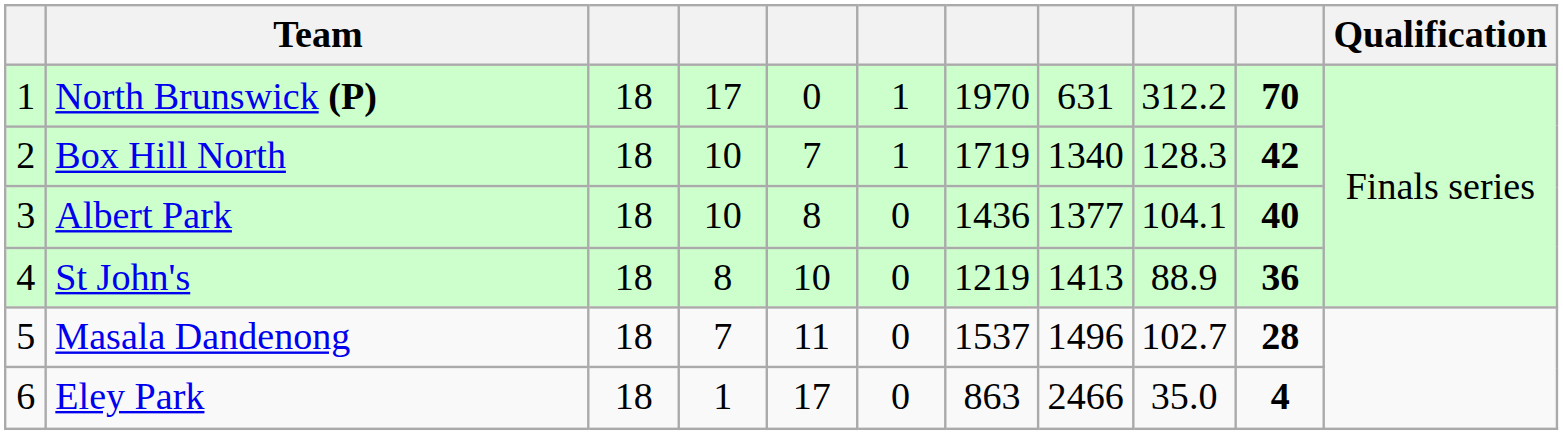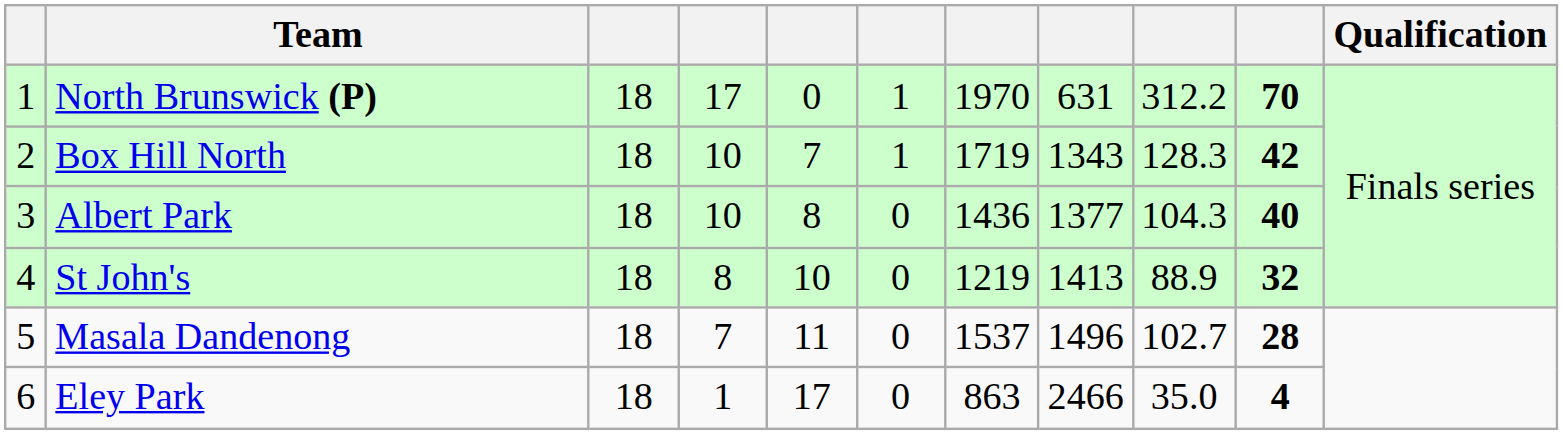(1086, 155) 1340 -> (1086, 155) 1343
(1184, 215) 104.1 -> (1184, 215) 104.3
(1280, 276) 36 -> (1280, 276) 32
